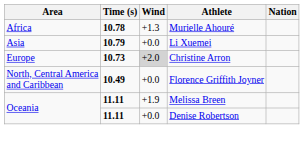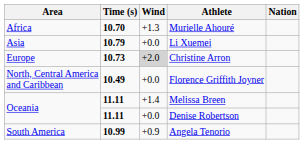(114, 27) 10.78 -> (114, 27) 10.70
(151, 100) +1.9 -> (151, 100) +1.4
+ row: (200, 131)
